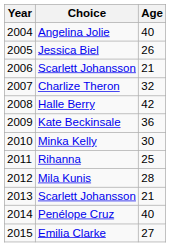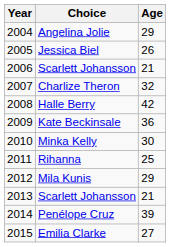(148, 31) 40 -> (148, 31) 29
(148, 178) 28 -> (148, 178) 29
(148, 214) 40 -> (148, 214) 39
